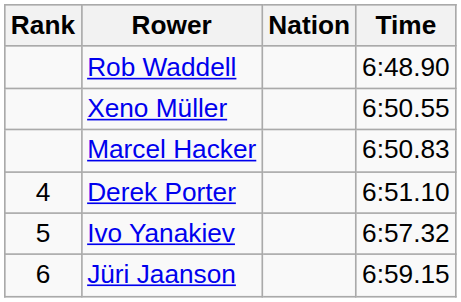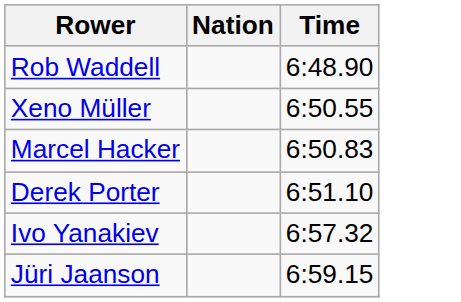- column: (43, 25)
